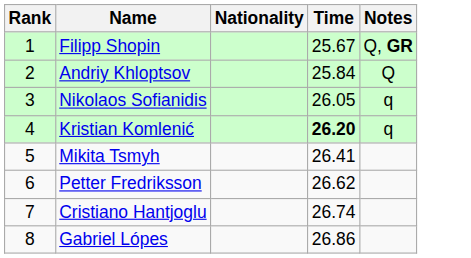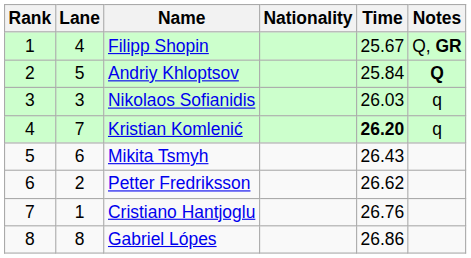+ column: (80, 18)
(388, 73) normal -> (437, 73) bold
(334, 101) 26.05 -> (382, 101) 26.03
(334, 156) 26.41 -> (382, 156) 26.43
(334, 211) 26.74 -> (382, 211) 26.76
